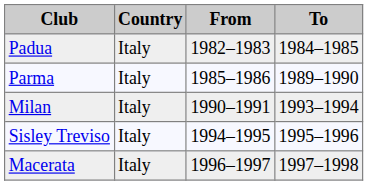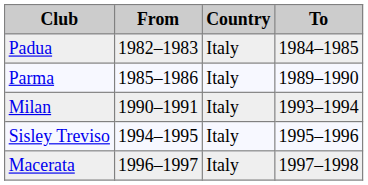columns swapped: (150, 19) <-> (230, 19)
